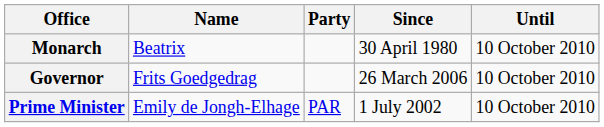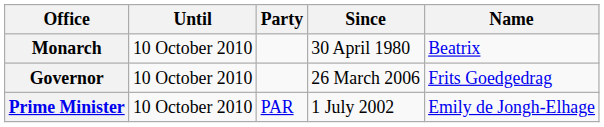columns swapped: (216, 19) <-> (535, 19)
